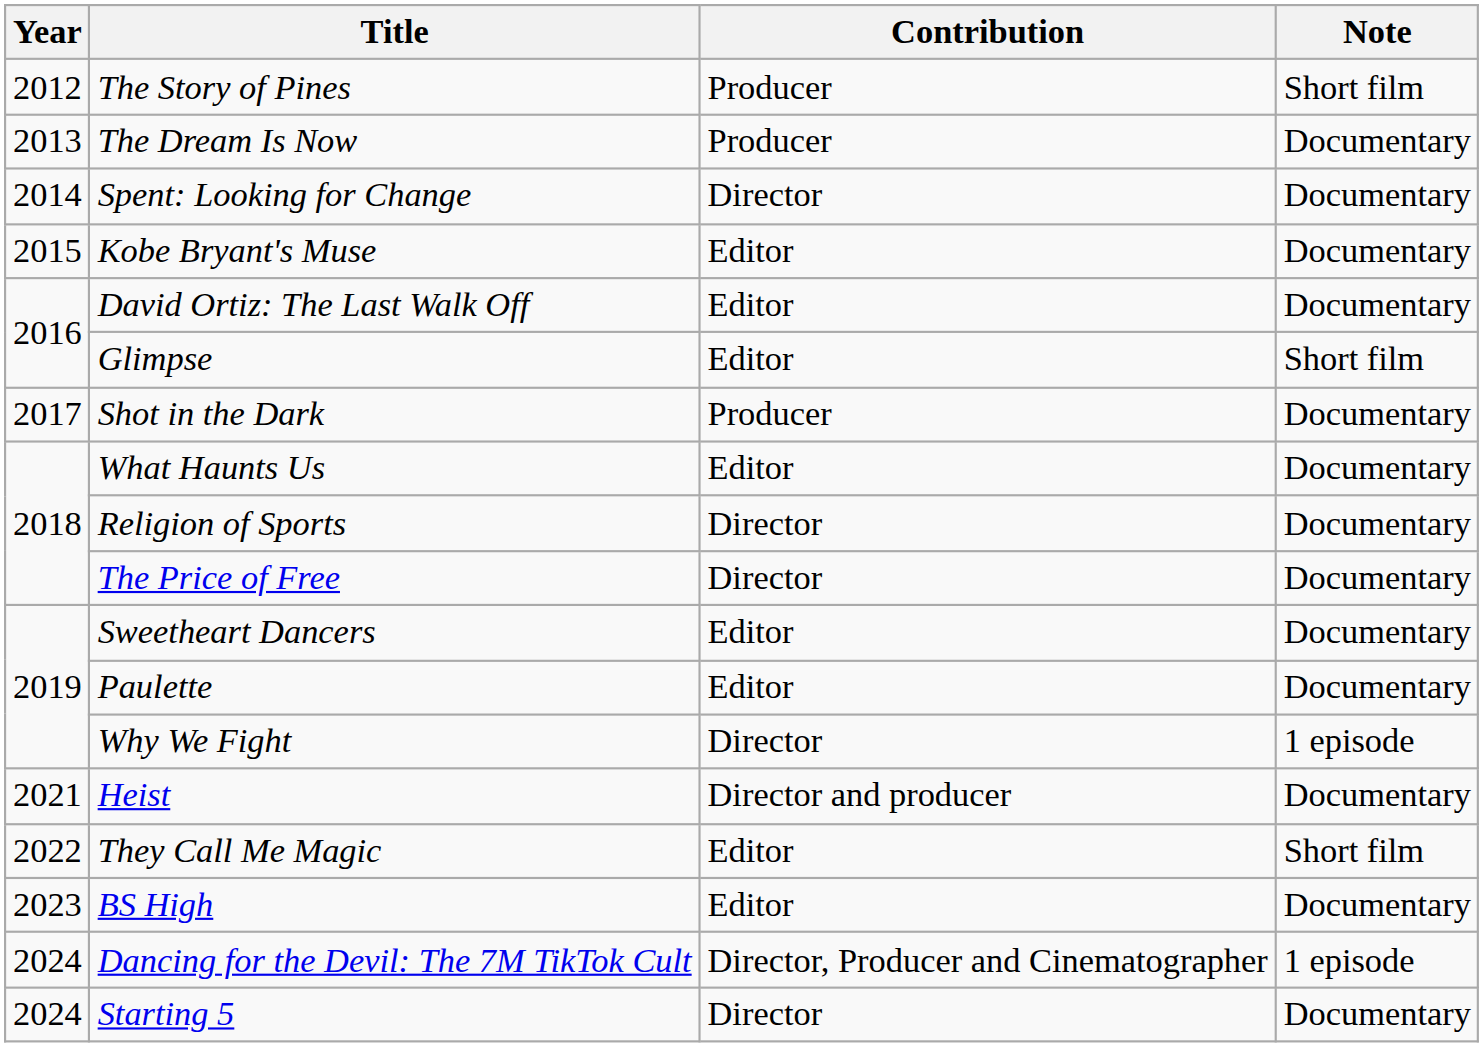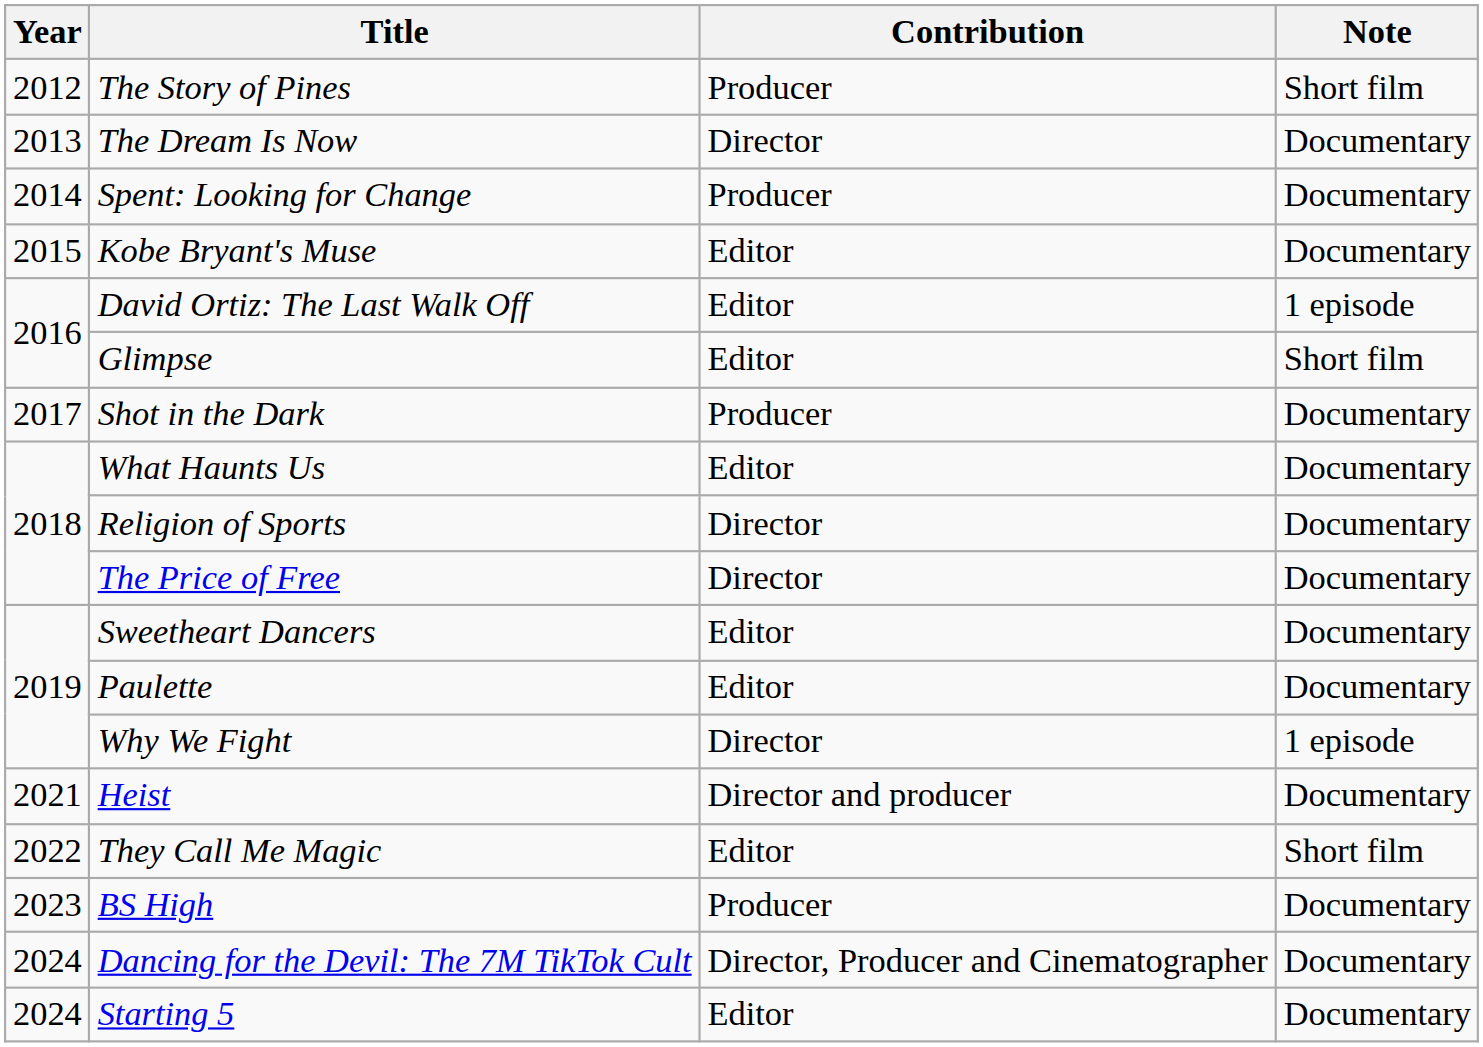(770, 140) Producer -> (765, 140) Director
(765, 195) Director -> (770, 195) Producer
(1377, 304) Documentary -> (1349, 304) 1 episode
(751, 904) Editor -> (770, 904) Producer
(1349, 959) 1 episode -> (1377, 959) Documentary
(765, 1013) Director -> (751, 1013) Editor
